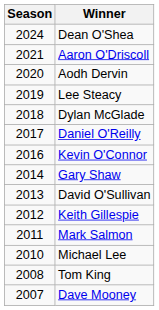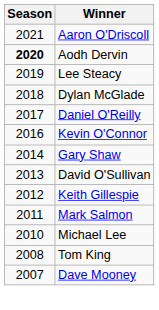- row: (96, 34)
(30, 74) normal -> (30, 54) bold
